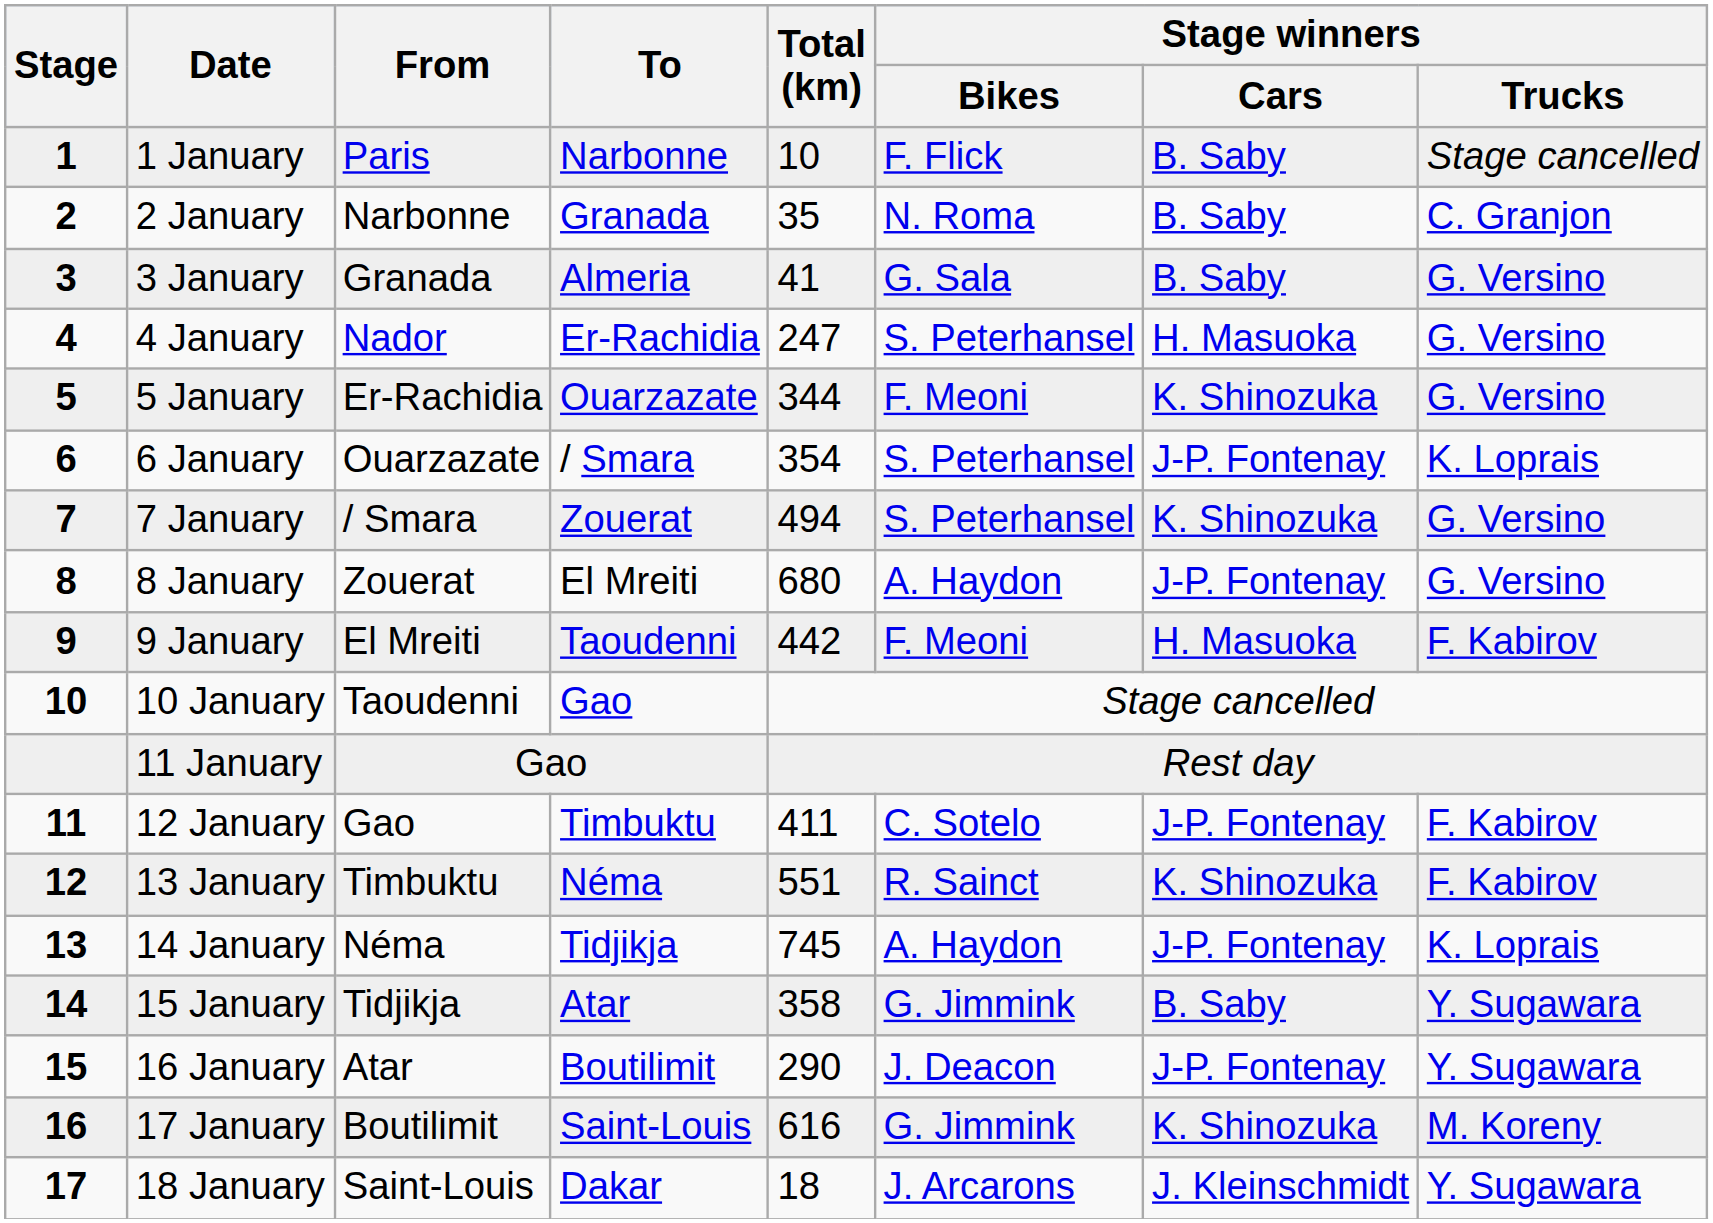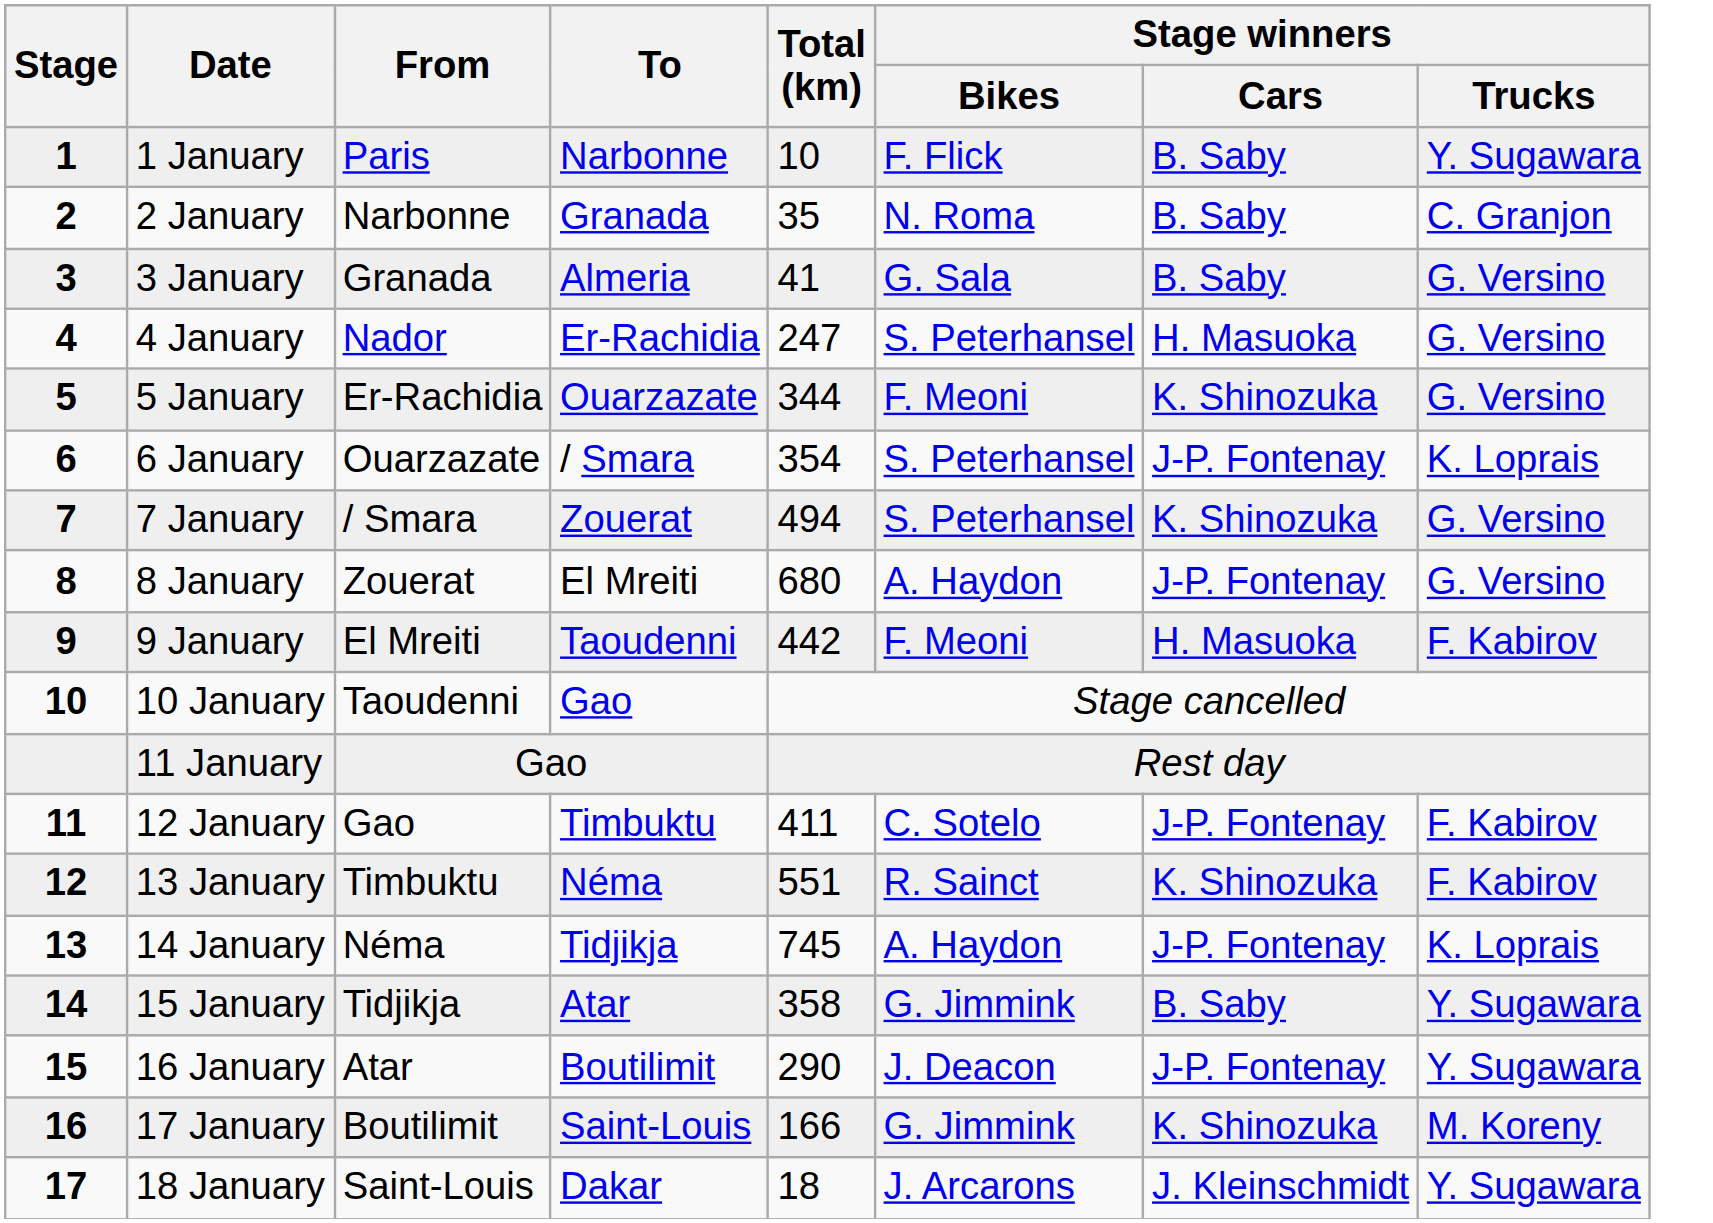(1563, 156) Stage cancelled -> (1534, 156) Y. Sugawara
(809, 1126) 616 -> (809, 1126) 166
